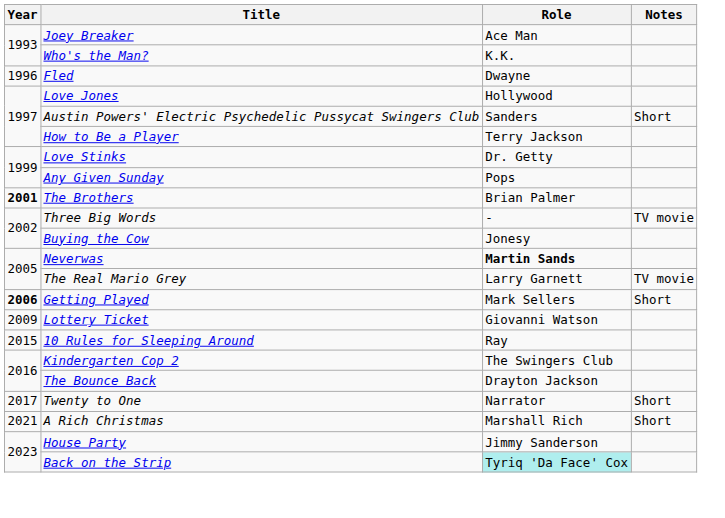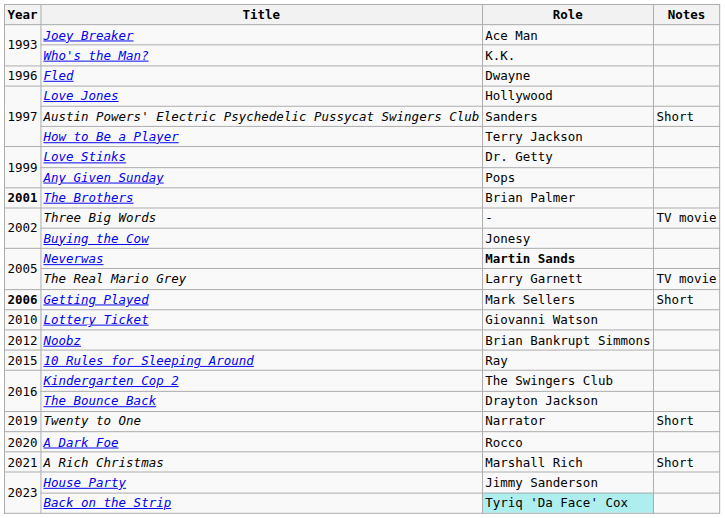(22, 320) 2009 -> (22, 320) 2010
+ row: (62, 340)
(22, 401) 2017 -> (22, 421) 2019
+ row: (81, 442)
